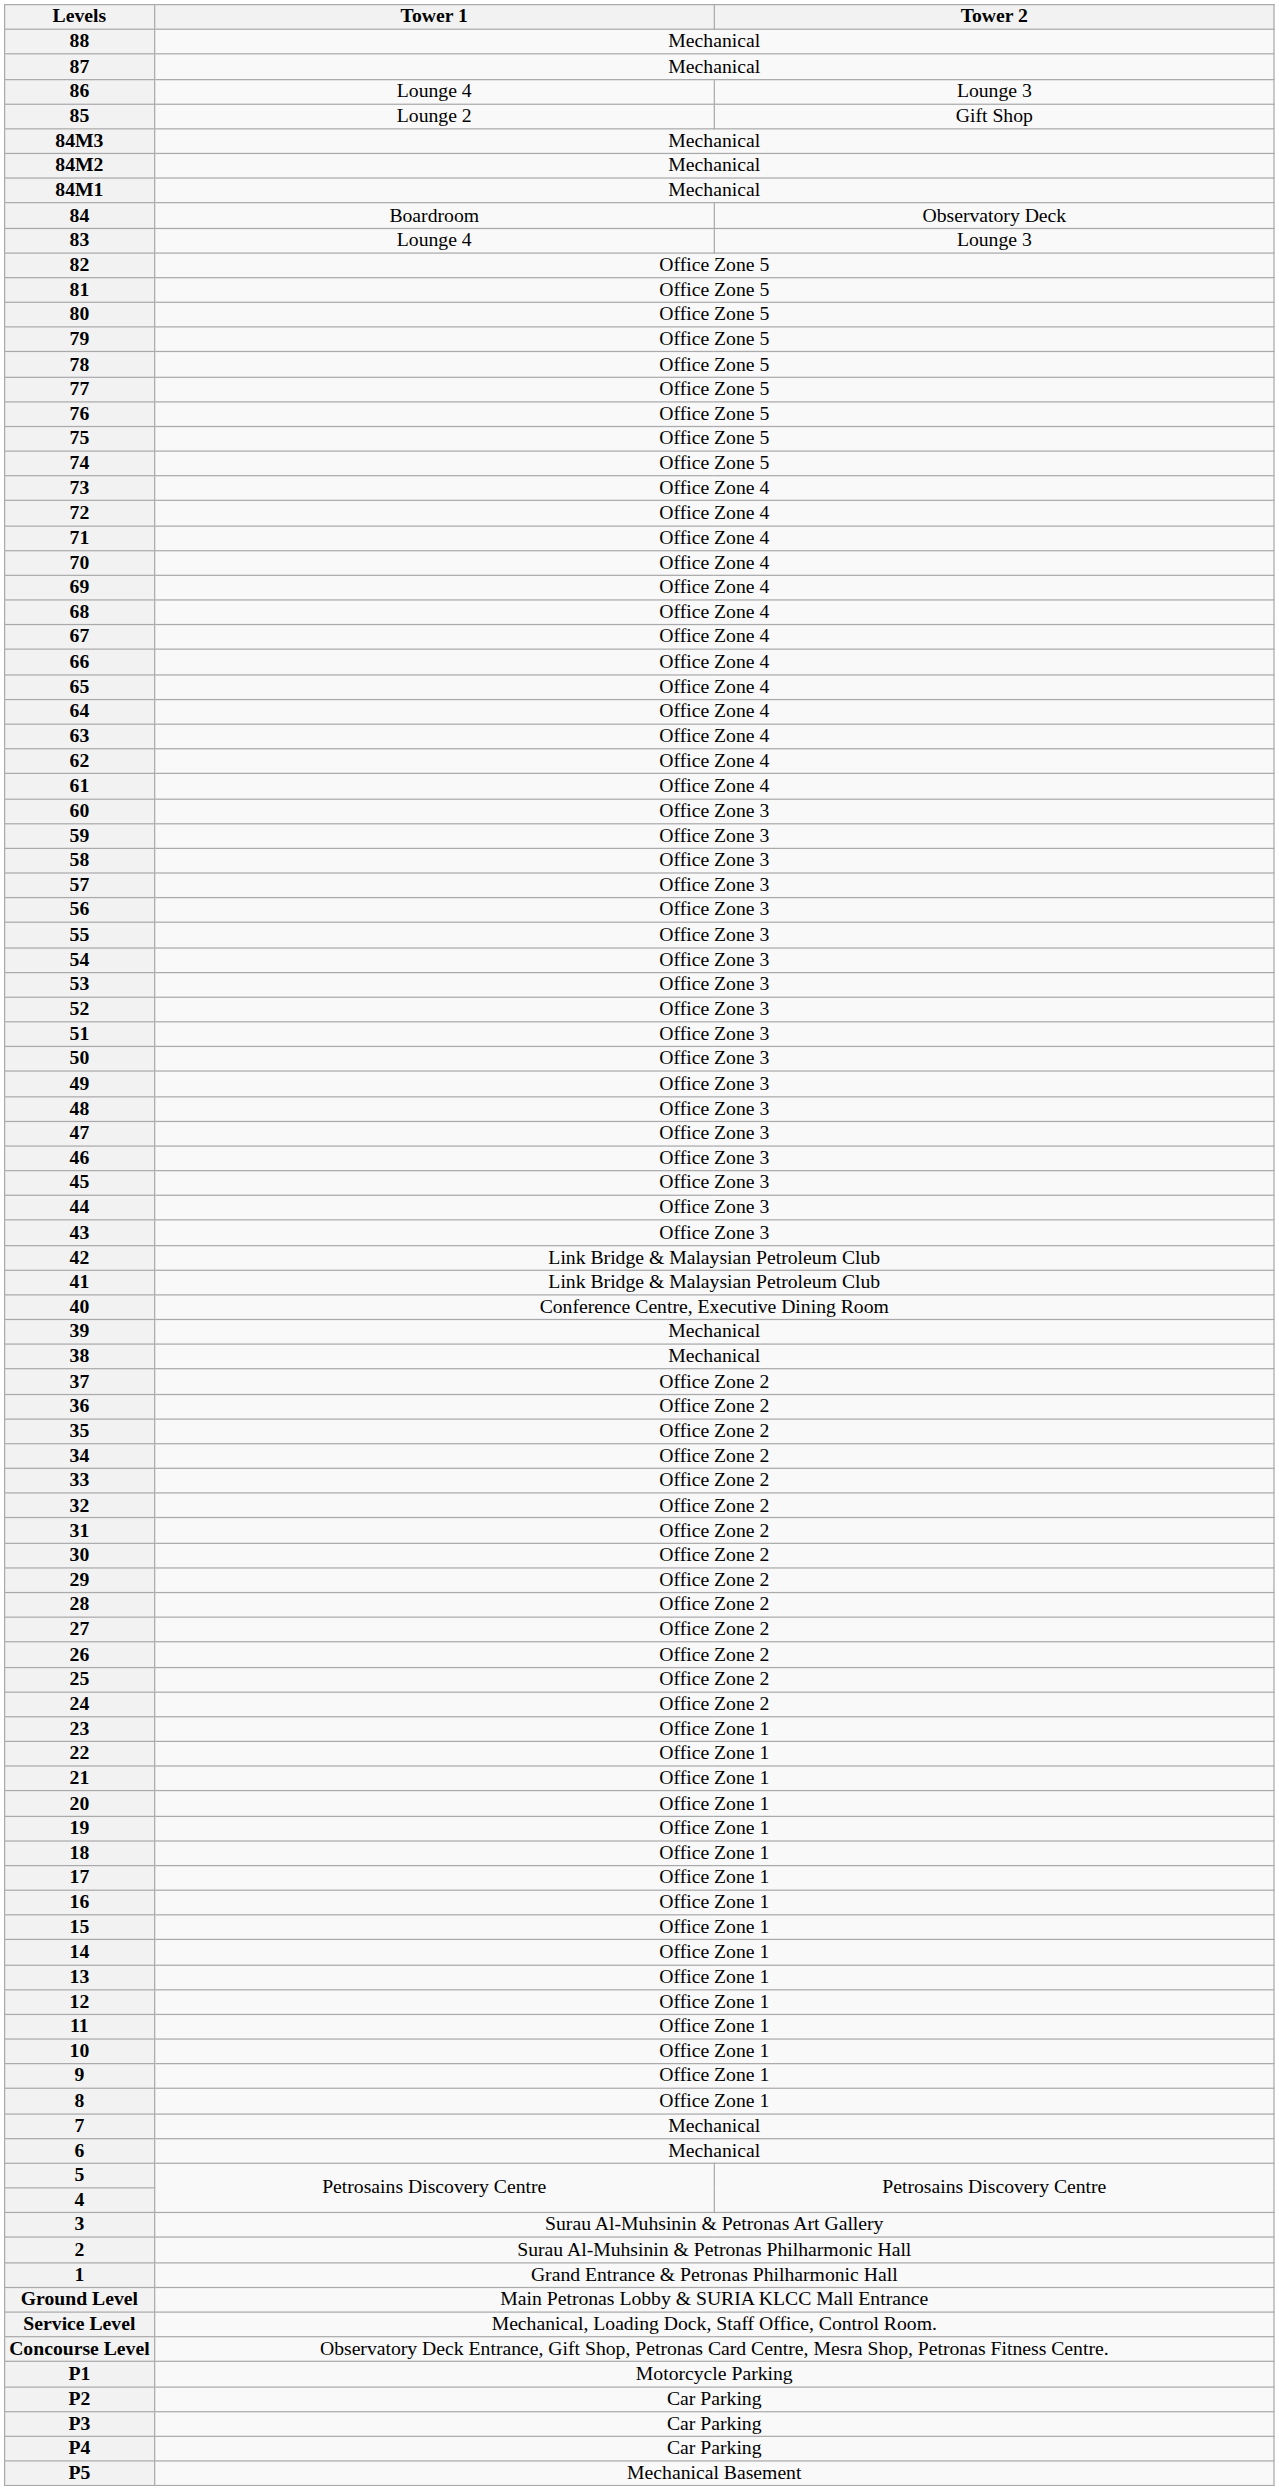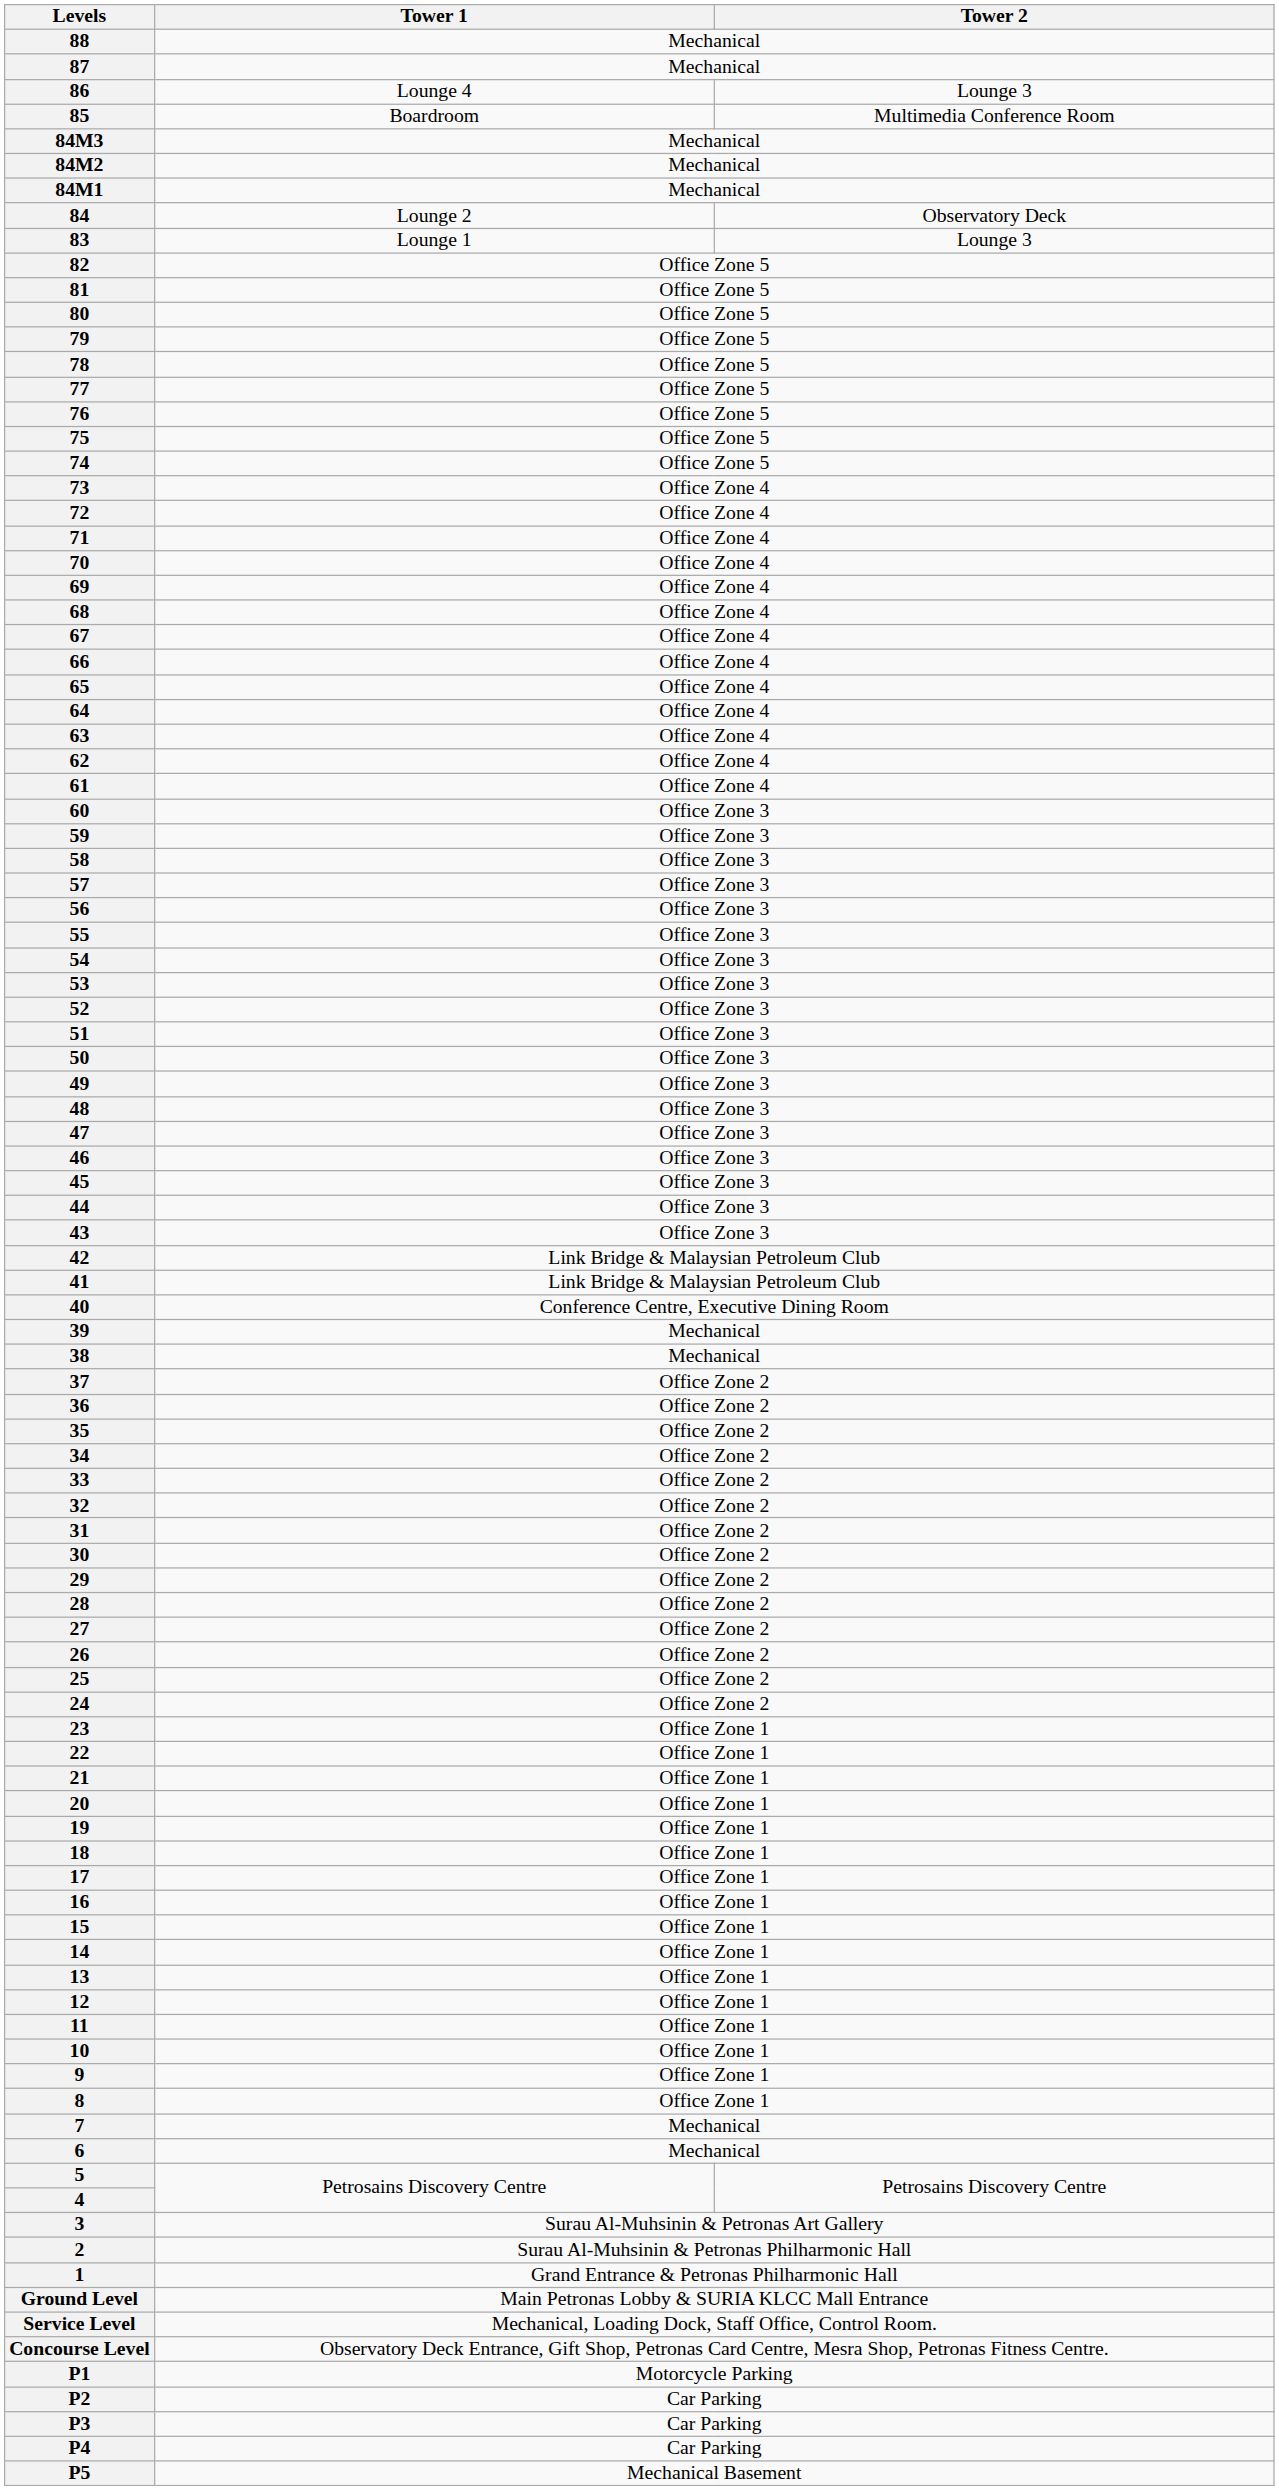(434, 115) Lounge 2 -> (434, 115) Boardroom
(994, 115) Gift Shop -> (994, 115) Multimedia Conference Room
(434, 214) Boardroom -> (434, 214) Lounge 2
(434, 239) Lounge 4 -> (434, 239) Lounge 1
